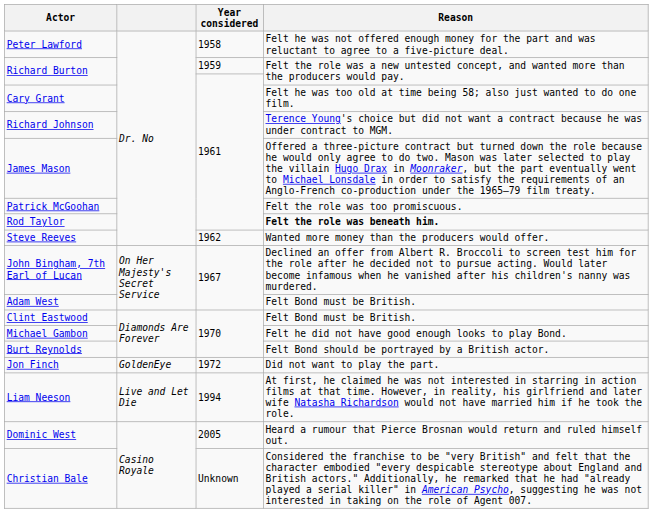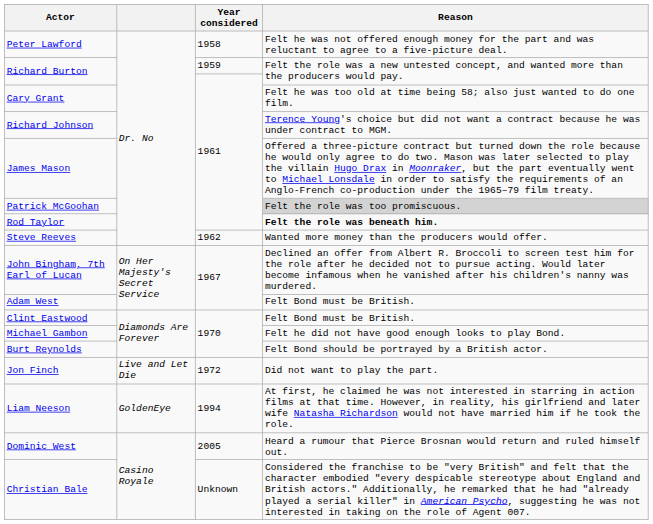(364, 206) no background -> (363, 206) lightgrey background
(145, 365) GoldenEye -> (153, 370) Live and Let Die
(154, 397) Live and Let Die -> (145, 408) GoldenEye
